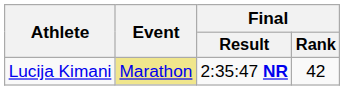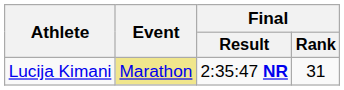(316, 72) 42 -> (316, 72) 31
